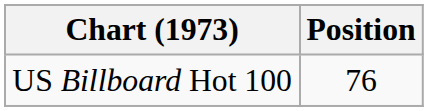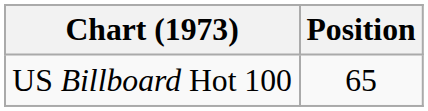(361, 79) 76 -> (361, 79) 65
